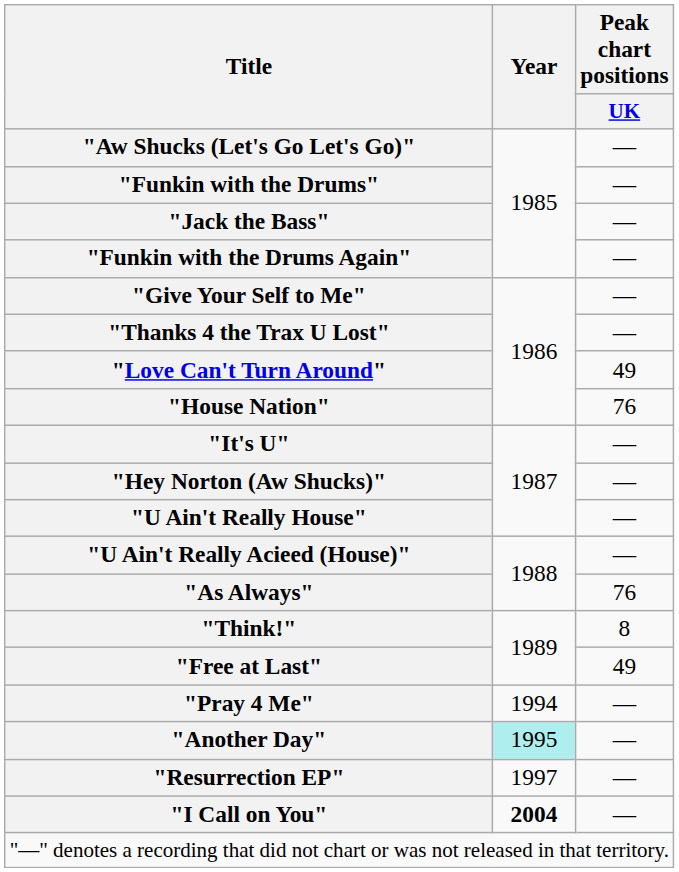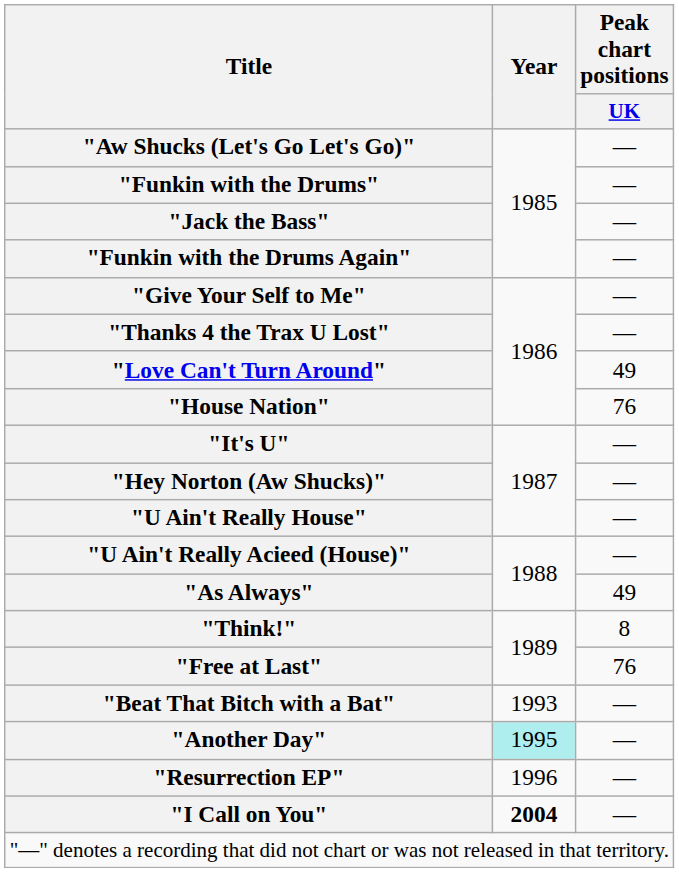(624, 591) 76 -> (624, 591) 49
(624, 665) 49 -> (624, 665) 76
+ row: (249, 703)
- row: (249, 703)
(534, 777) 1997 -> (534, 777) 1996
